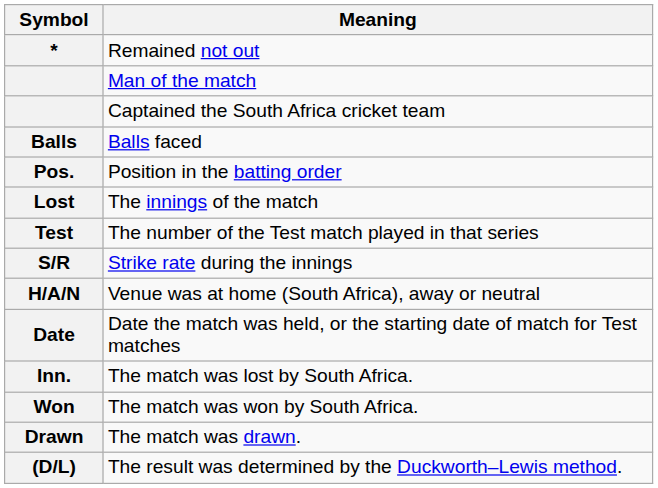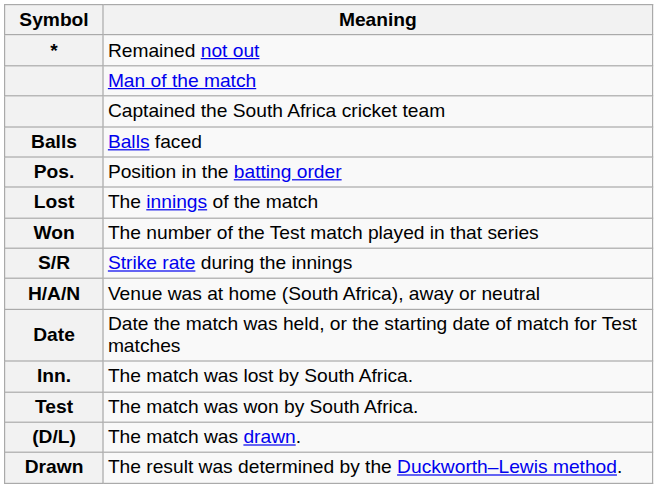(54, 232) Test -> (54, 232) Won
(54, 406) Won -> (54, 406) Test
(54, 437) Drawn -> (54, 437) (D/L)
(54, 467) (D/L) -> (54, 467) Drawn
